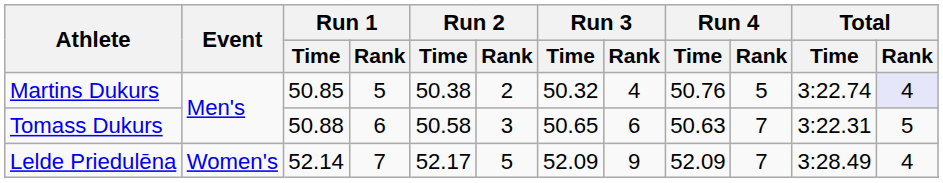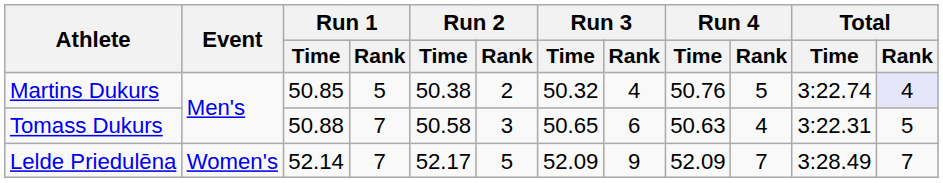(380, 126) 6 -> (380, 126) 7
(762, 126) 7 -> (762, 126) 4
(907, 161) 4 -> (907, 161) 7
